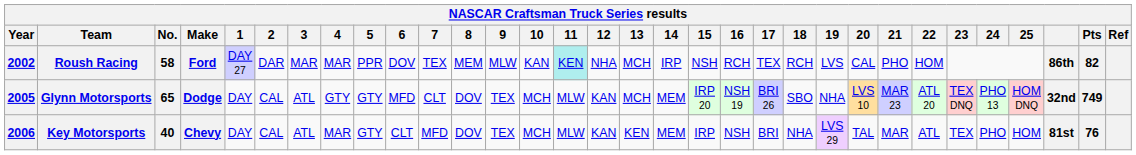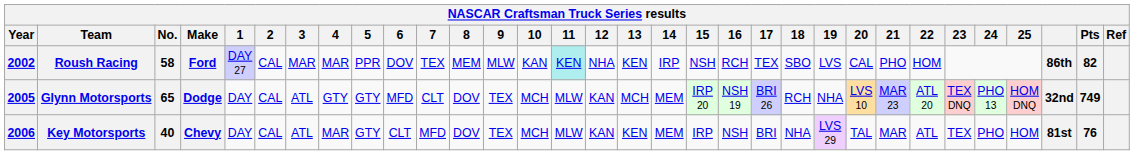(271, 63) DAR -> (270, 63) CAL
(637, 63) MCH -> (635, 63) KEN
(800, 63) RCH -> (798, 63) SBO
(800, 97) SBO -> (798, 97) RCH
